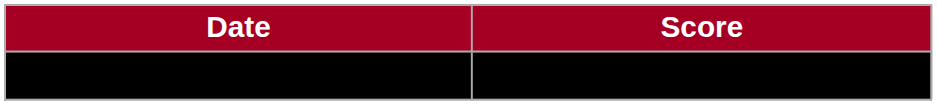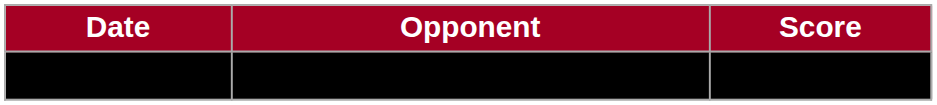+ column: (470, 28)
